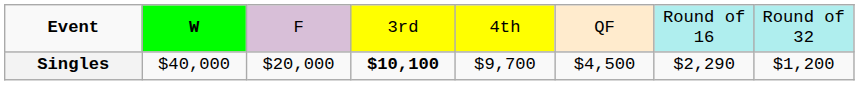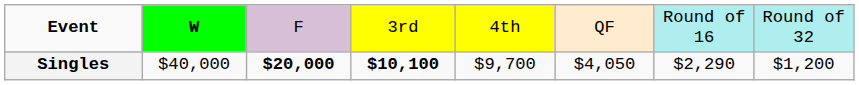(299, 66) normal -> (299, 66) bold
(605, 66) $4,500 -> (605, 66) $4,050
